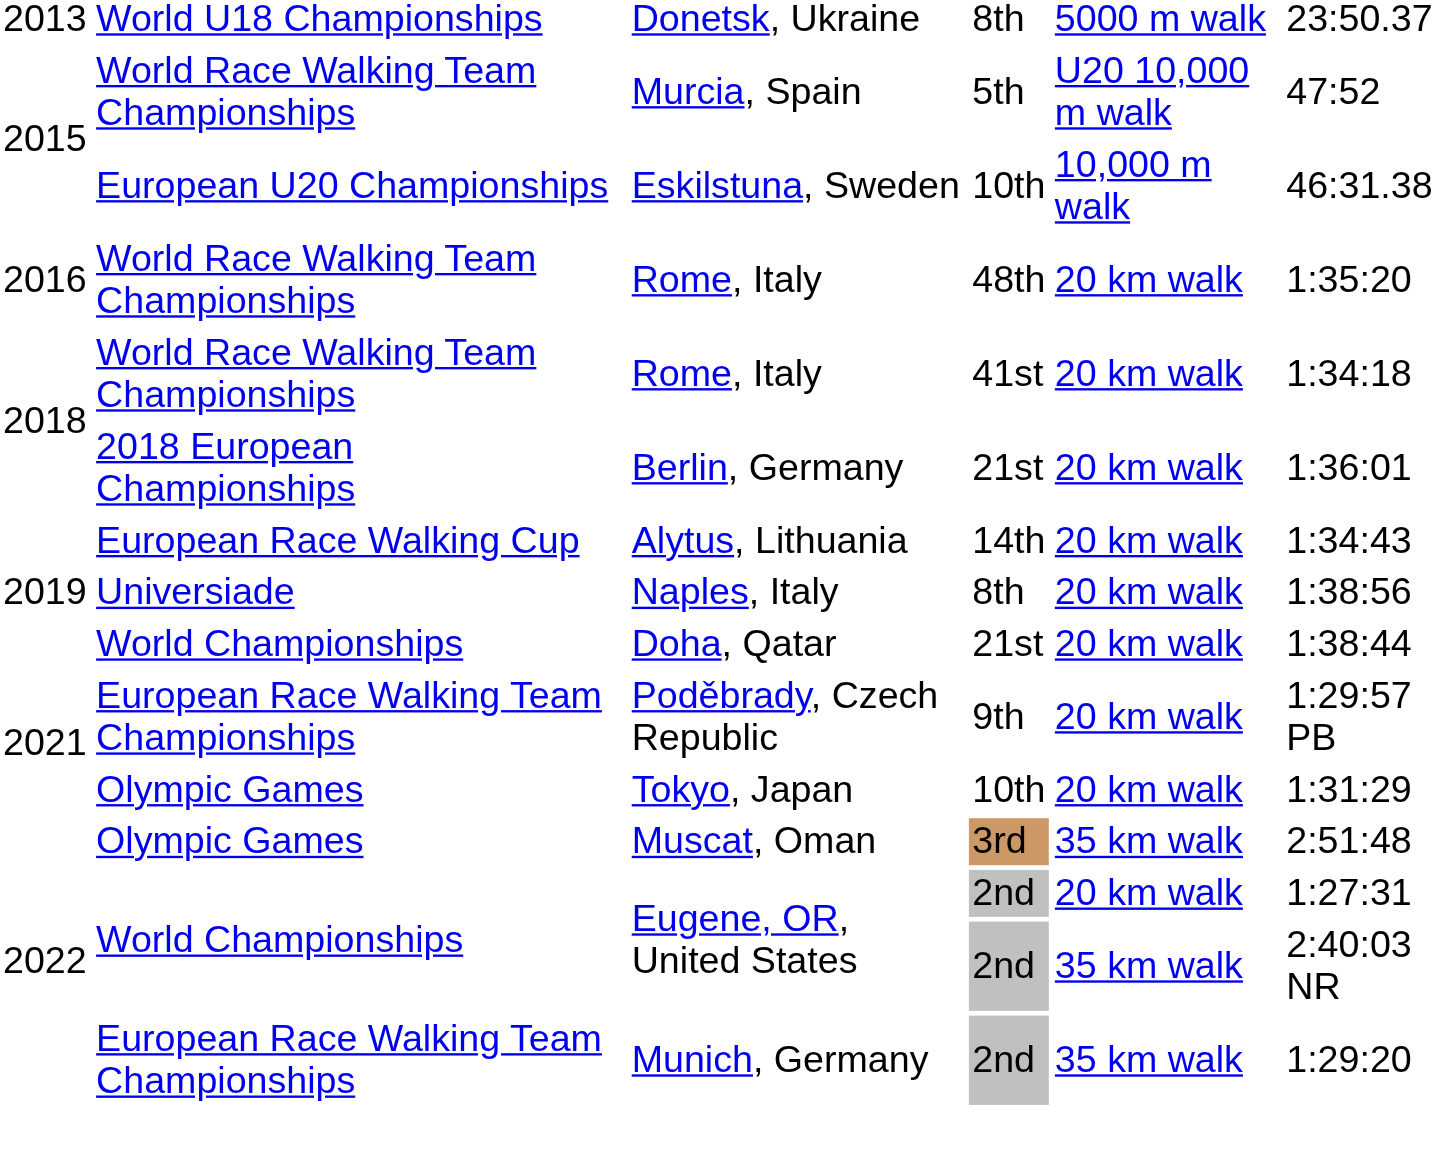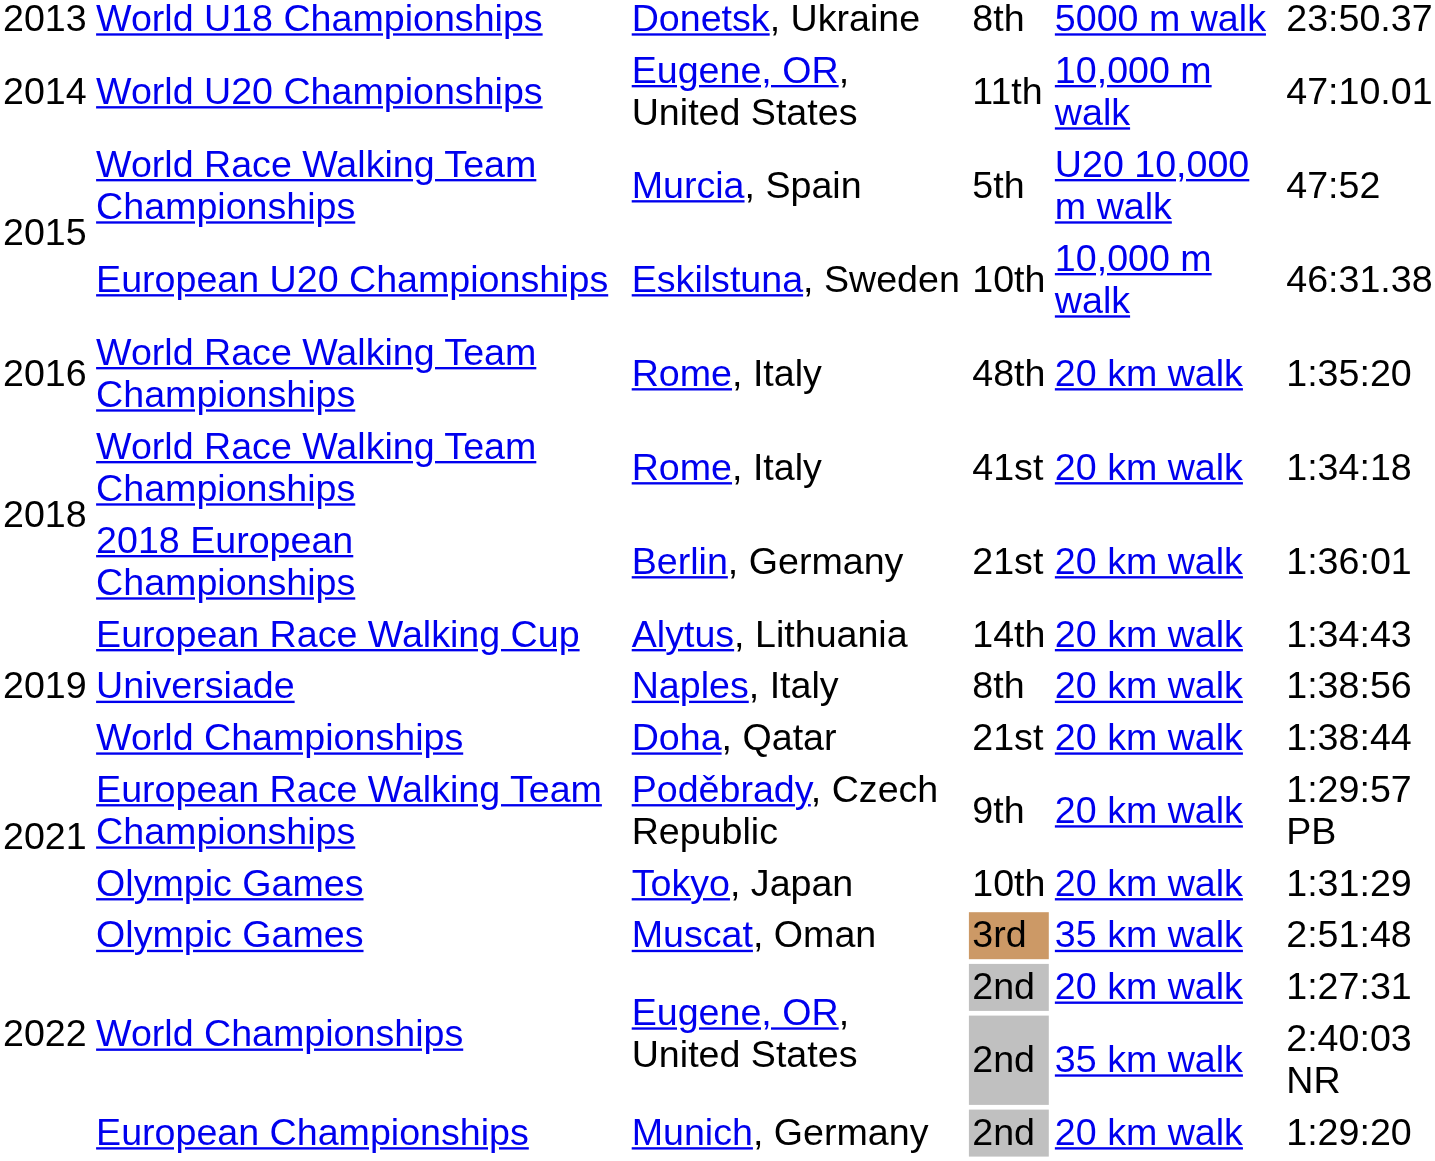+ row: (745, 91)
(349, 1059) European Race Walking Team Championships -> (312, 1132) European Championships
(1149, 1059) 35 km walk -> (1149, 1132) 20 km walk
